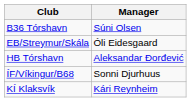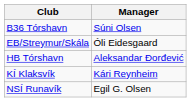- row: (40, 74)
+ row: (34, 89)
